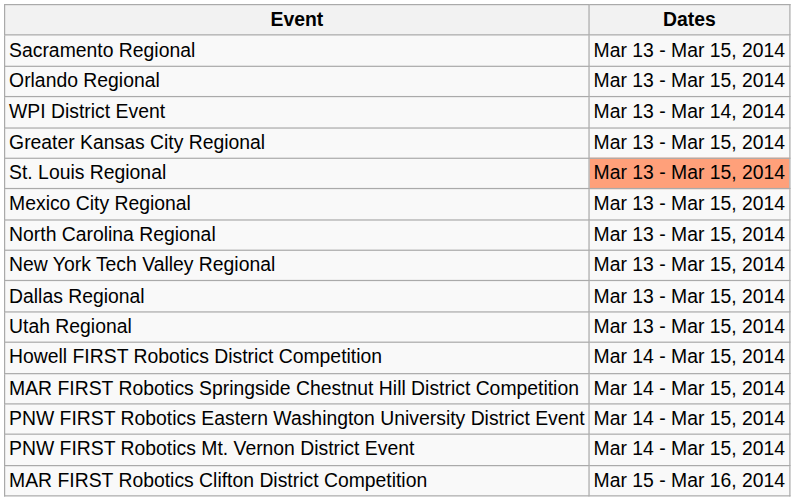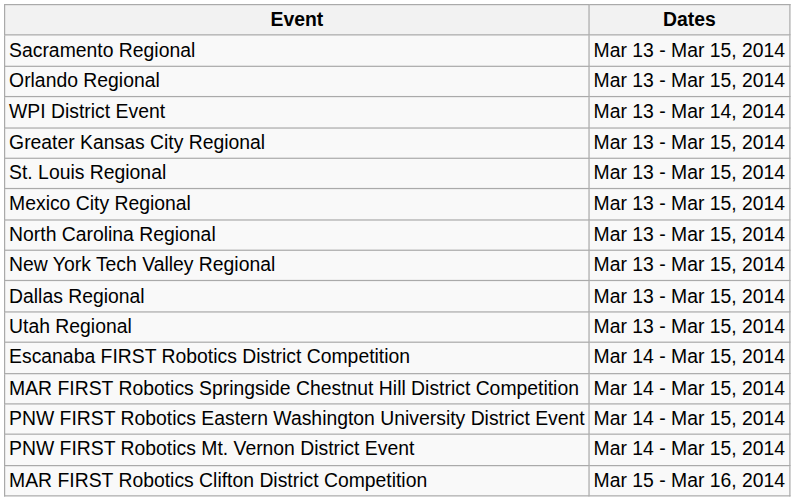(689, 173) lightsalmon background -> (689, 173) no background
+ row: (210, 357)
- row: (196, 357)
